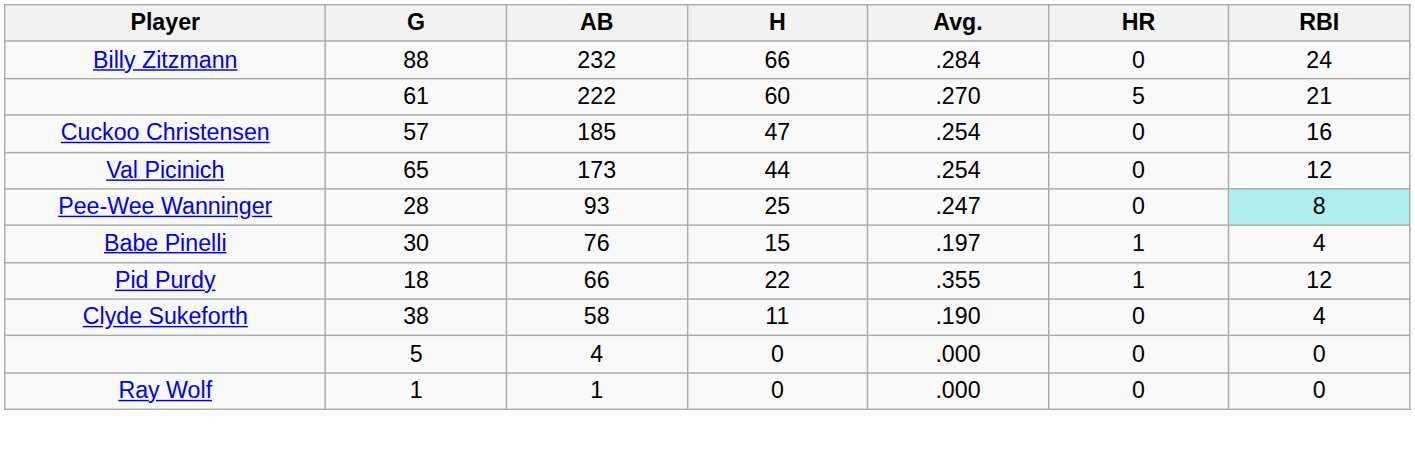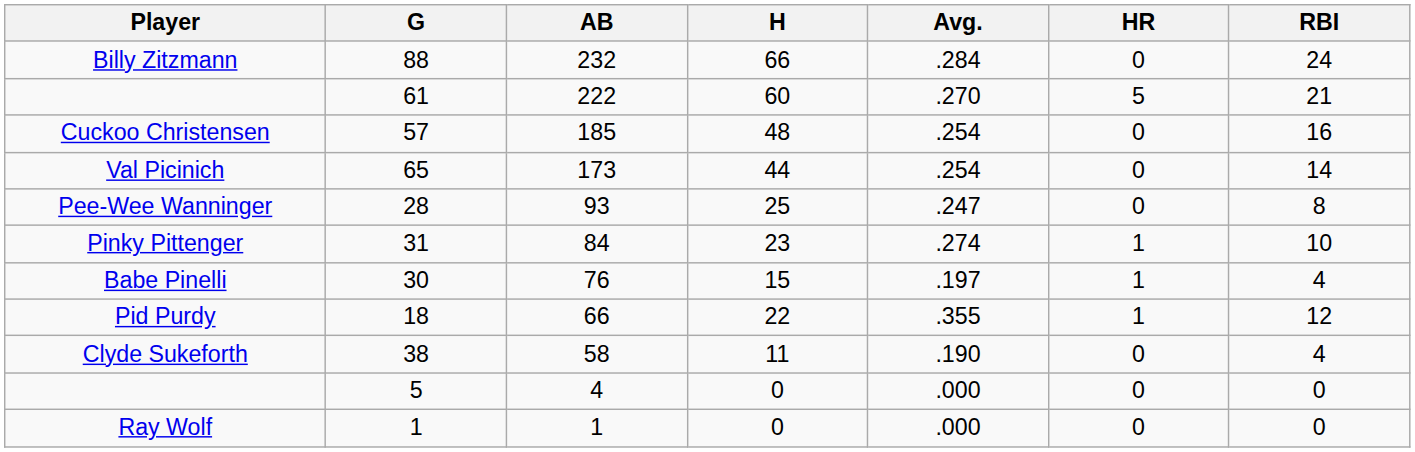(777, 133) 47 -> (777, 133) 48
(1319, 170) 12 -> (1319, 170) 14
(1319, 206) paleturquoise background -> (1319, 206) no background
+ row: (165, 243)
